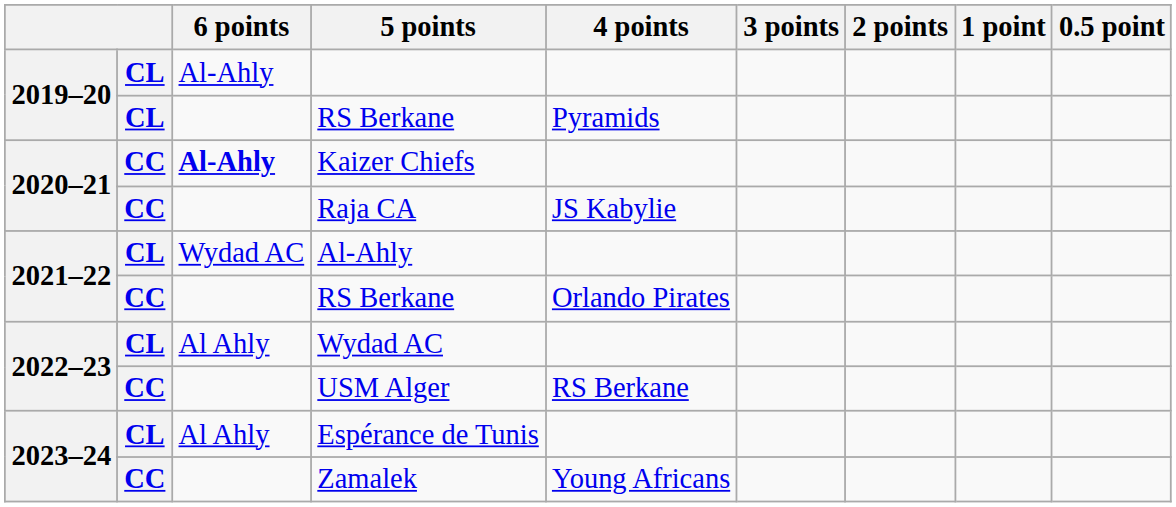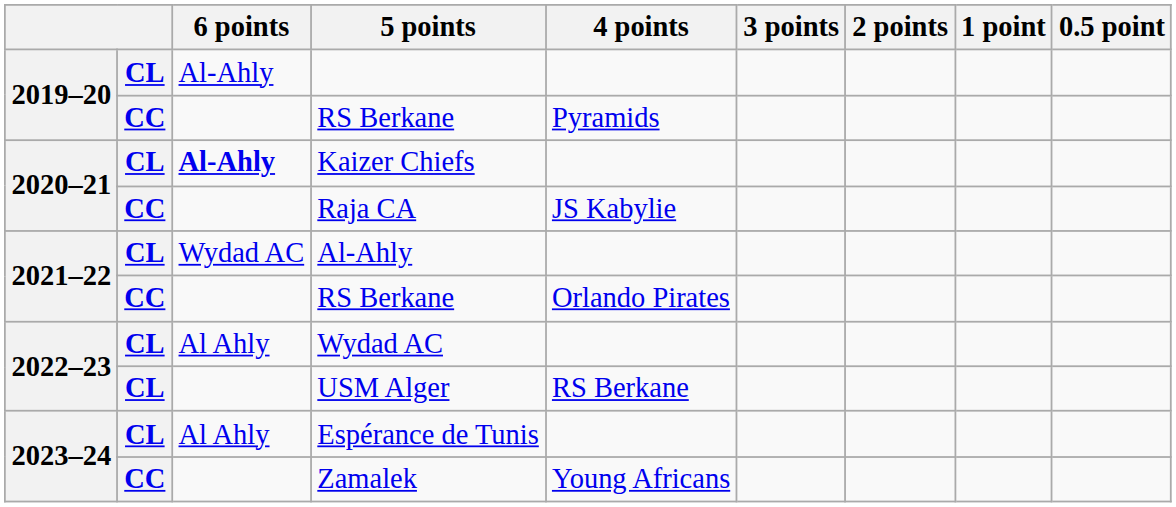(145, 117) CL -> (145, 117) CC
(145, 162) CC -> (145, 162) CL
(145, 388) CC -> (145, 388) CL
